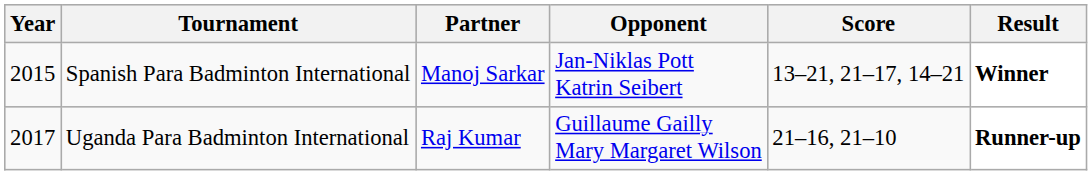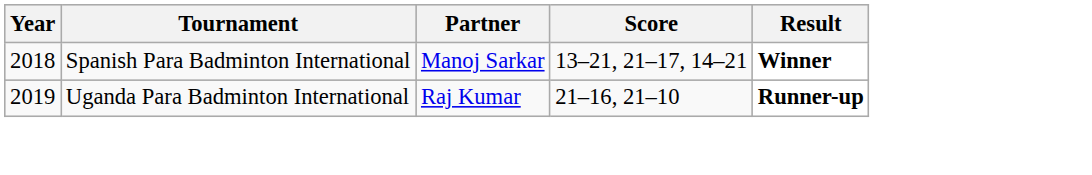- column: (658, 23)
(33, 74) 2015 -> (33, 60) 2018
(33, 138) 2017 -> (33, 98) 2019
